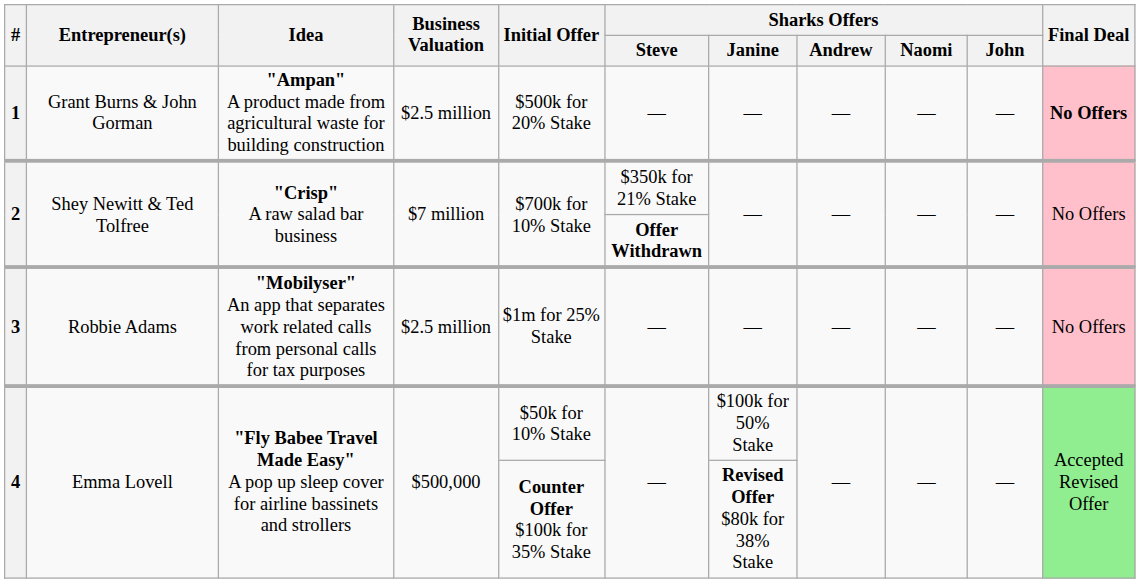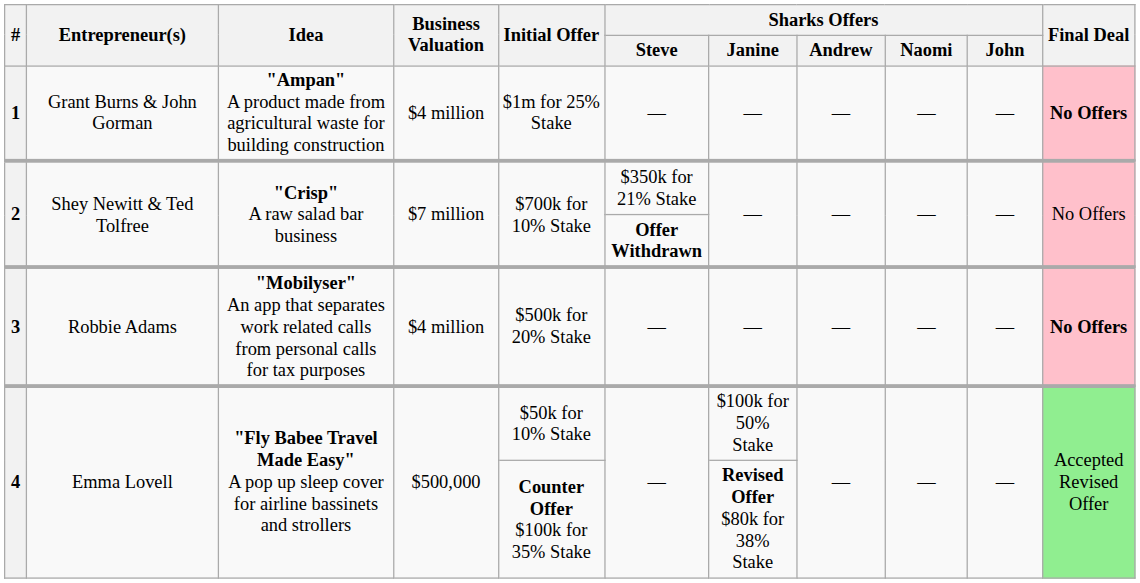(446, 113) $2.5 million -> (446, 113) $4 million
(551, 113) $500k for 20% Stake -> (551, 113) $1m for 25% Stake
(446, 326) $2.5 million -> (446, 326) $4 million
(551, 326) $1m for 25% Stake -> (551, 326) $500k for 20% Stake
(1089, 326) normal -> (1089, 326) bold
